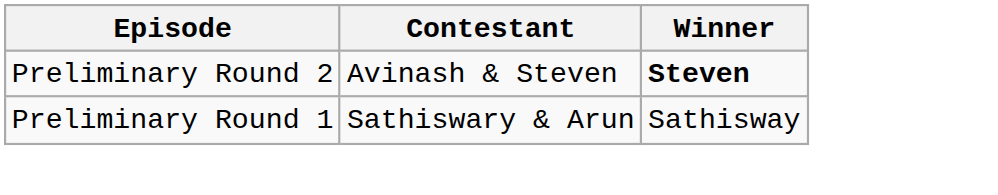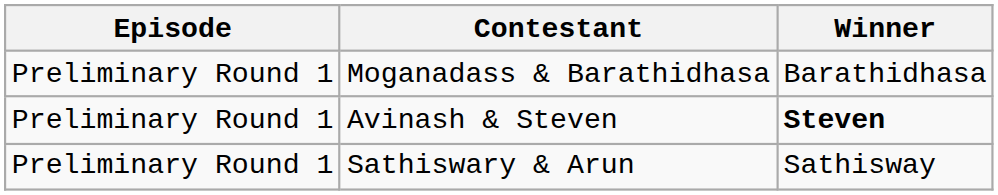+ row: (559, 74)
(173, 74) Preliminary Round 2 -> (173, 120) Preliminary Round 1
